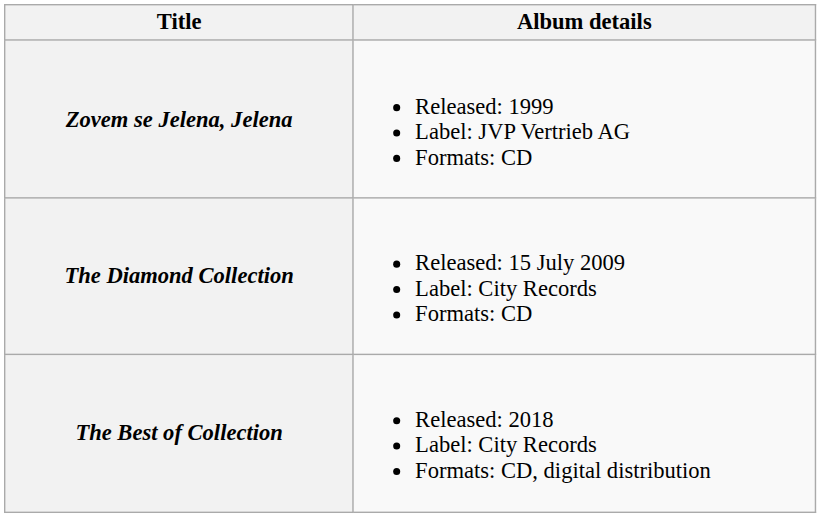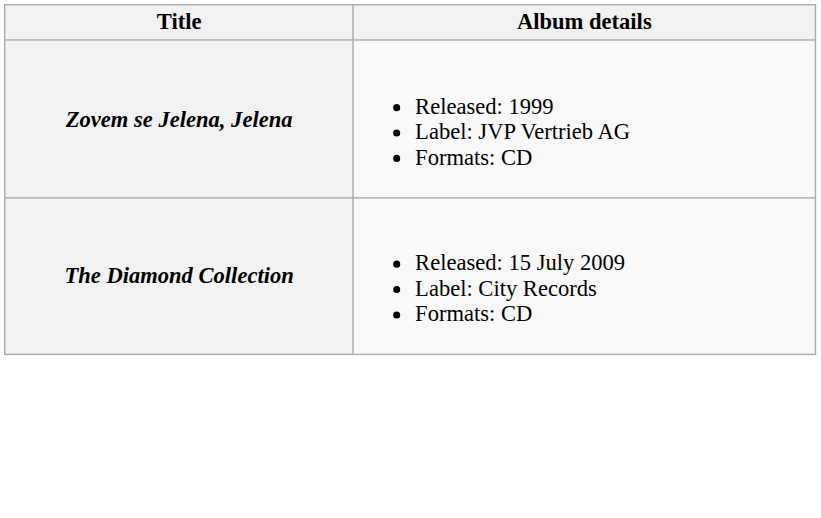- row: (179, 432)
